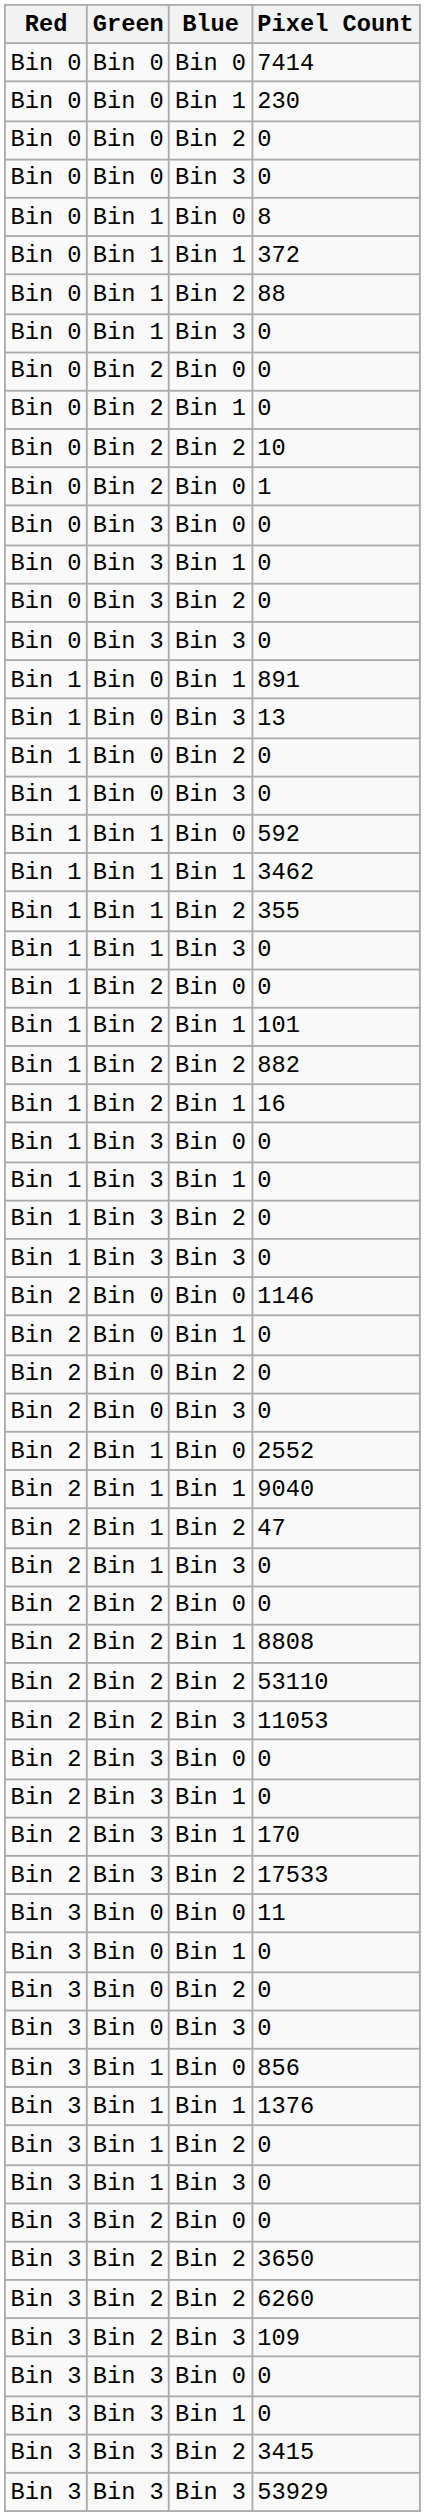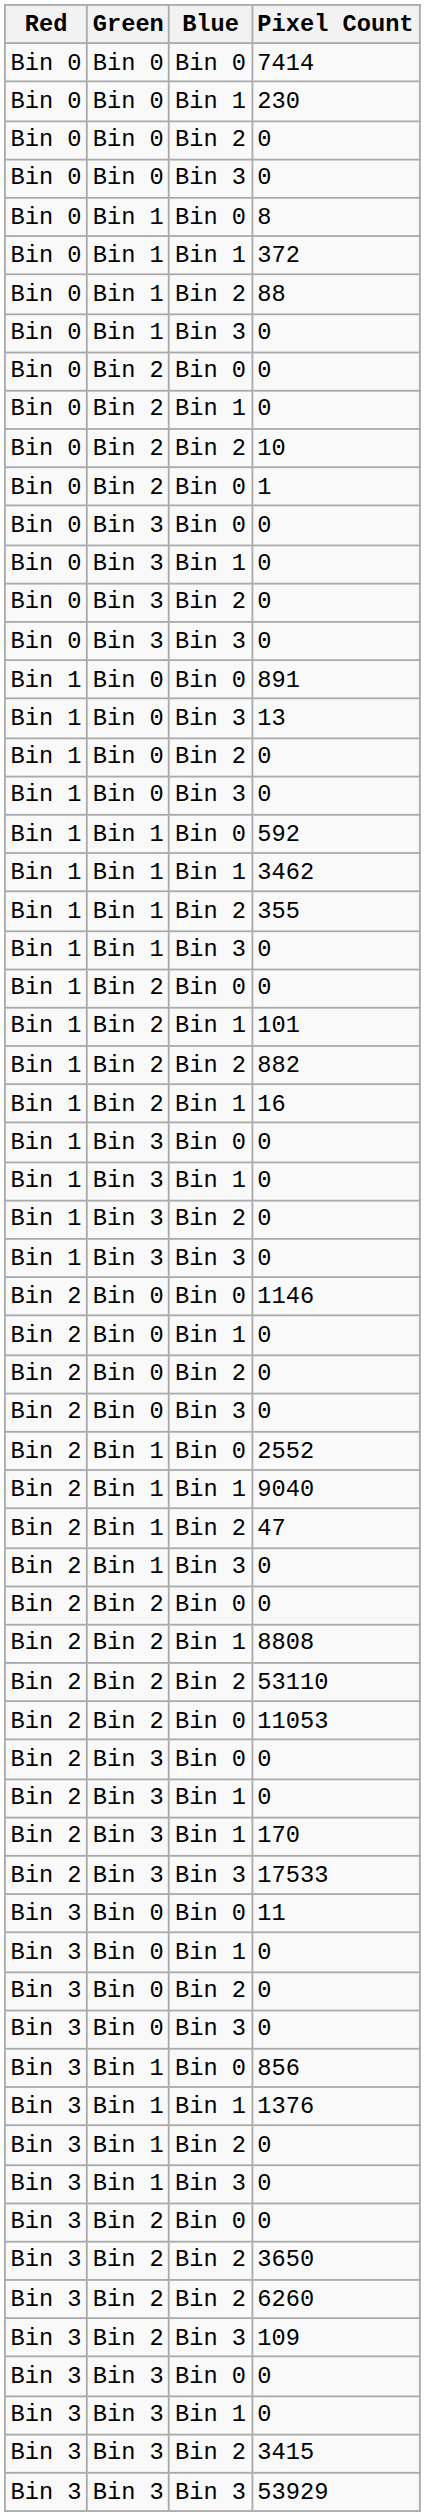(211, 680) Bin 1 -> (211, 680) Bin 0
(211, 1721) Bin 3 -> (211, 1721) Bin 0
(211, 1875) Bin 2 -> (211, 1875) Bin 3
